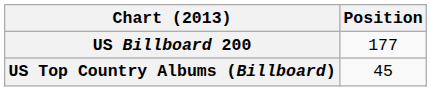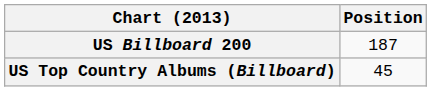(383, 45) 177 -> (383, 45) 187
